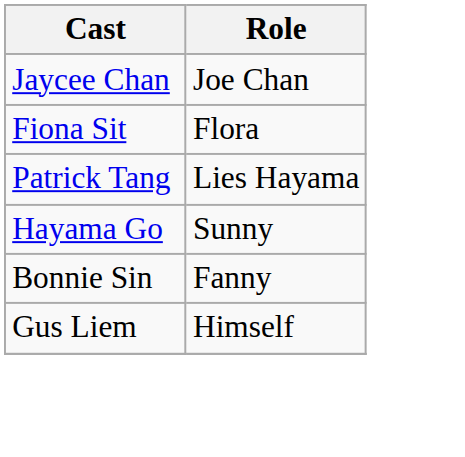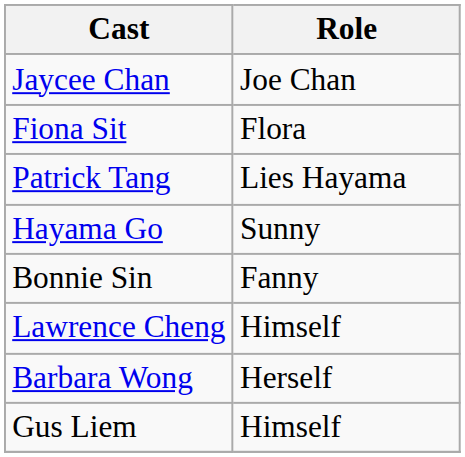+ row: (119, 327)
+ row: (103, 377)
